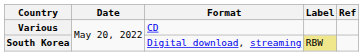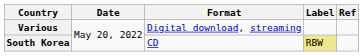(153, 28) CD -> (224, 28) Digital download, streaming
(224, 43) Digital download, streaming -> (153, 43) CD
